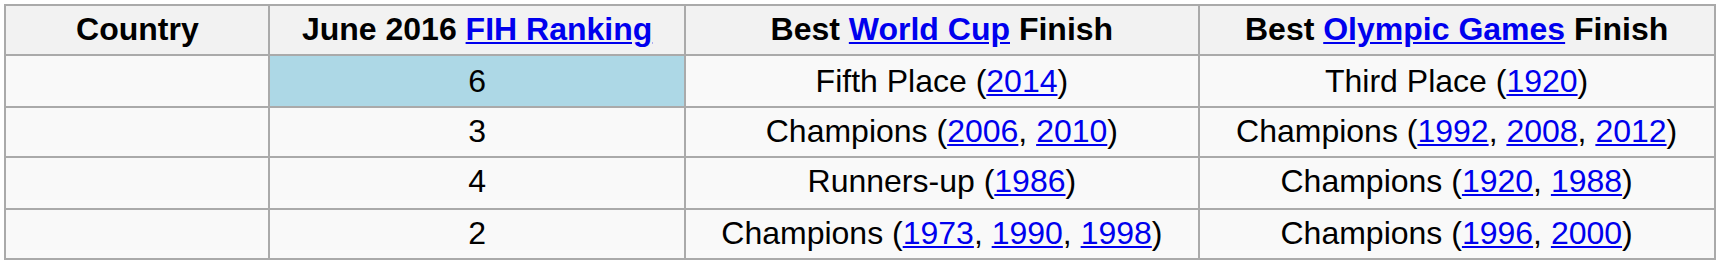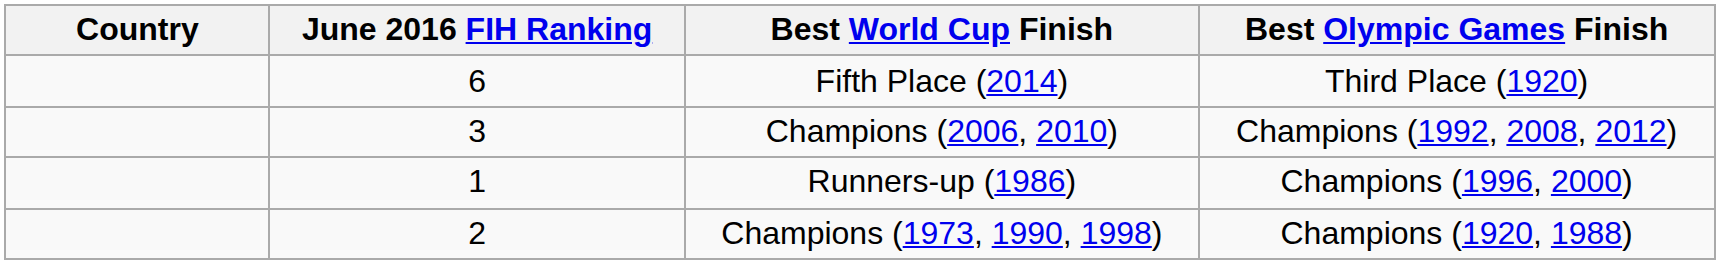(477, 80) lightblue background -> (477, 80) no background
(477, 182) 4 -> (477, 182) 1
(1457, 182) Champions (1920, 1988) -> (1457, 182) Champions (1996, 2000)
(1457, 232) Champions (1996, 2000) -> (1457, 232) Champions (1920, 1988)
